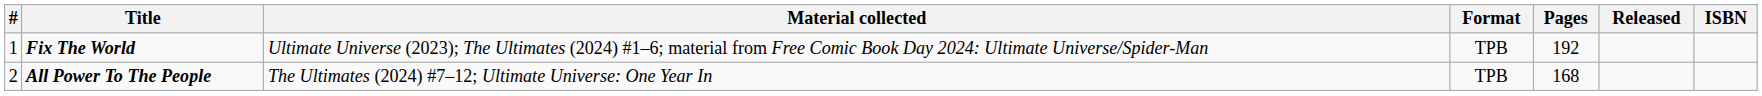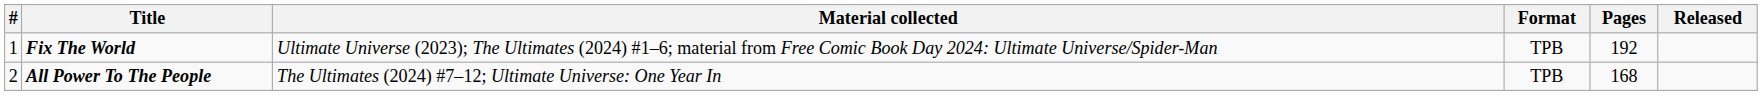- column: (1726, 18)
